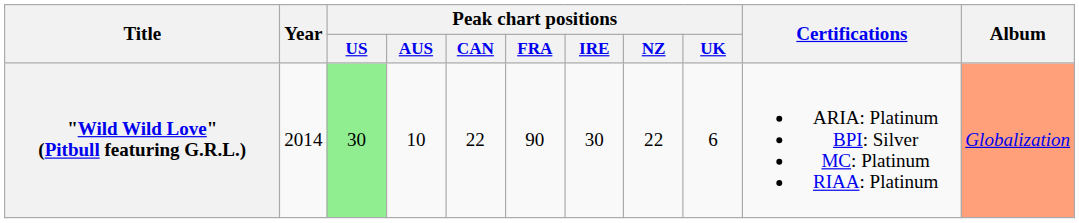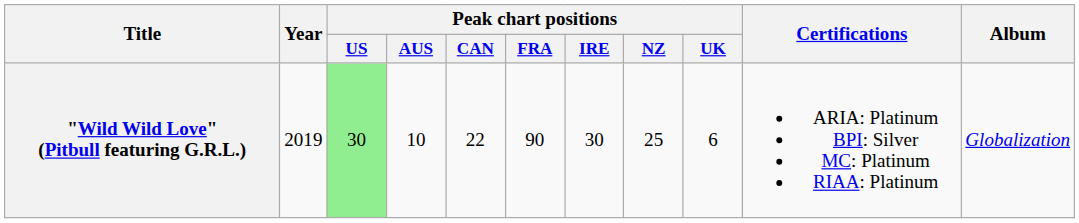(303, 139) 2014 -> (303, 139) 2019
(654, 139) 22 -> (654, 139) 25
(1018, 139) lightsalmon background -> (1018, 139) no background
